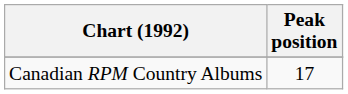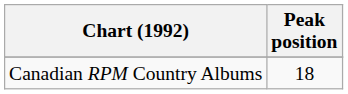(304, 72) 17 -> (304, 72) 18
